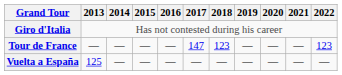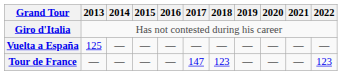rows swapped: (43, 45) <-> (43, 62)
